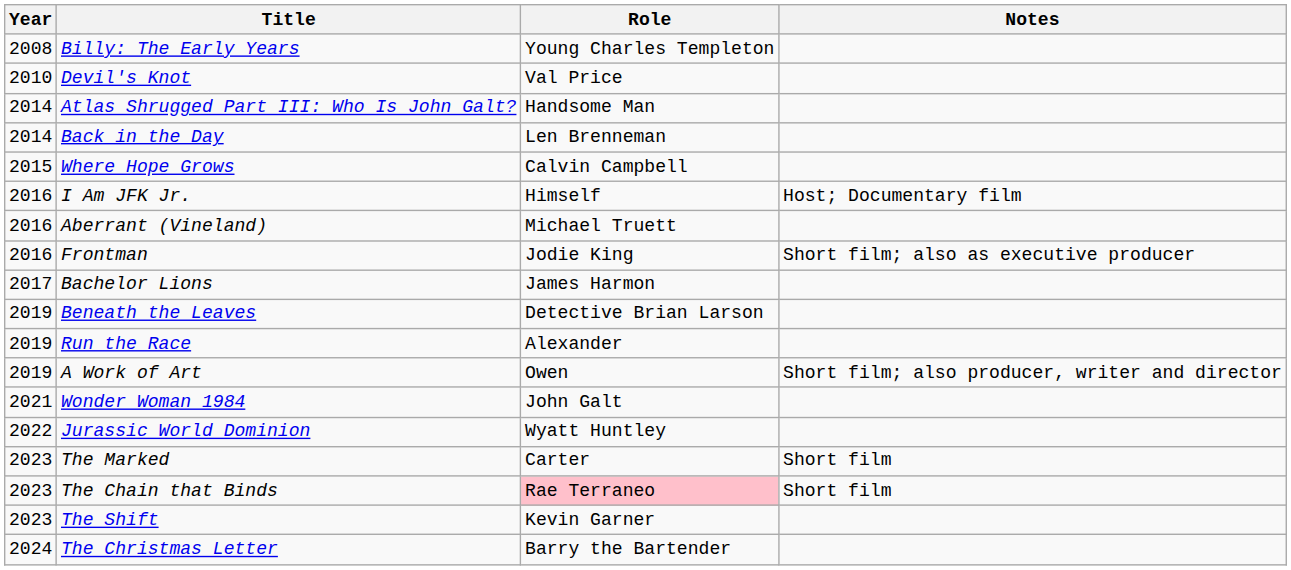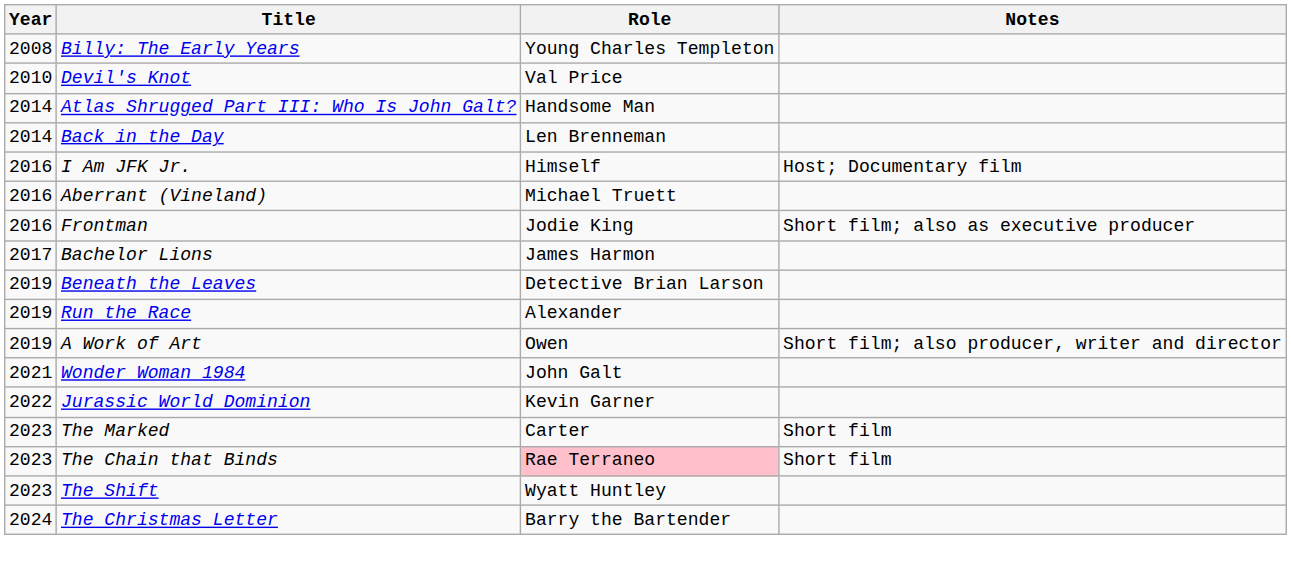- row: (148, 167)
(596, 432) Wyatt Huntley -> (590, 402) Kevin Garner
(590, 520) Kevin Garner -> (596, 491) Wyatt Huntley
